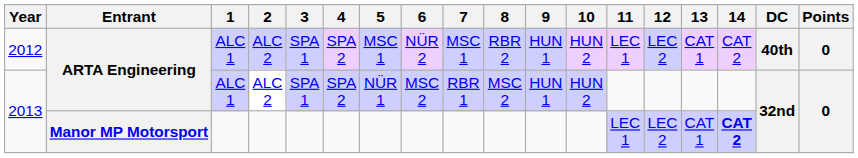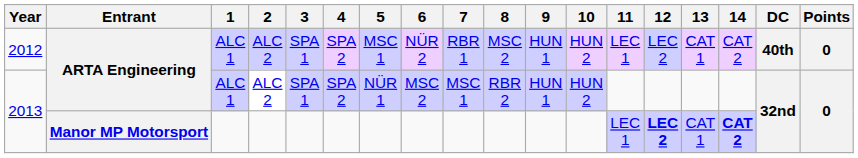(463, 49) MSC 1 -> (463, 49) RBR 1
(505, 49) RBR 2 -> (505, 49) MSC 2
(463, 90) RBR 1 -> (463, 90) MSC 1
(505, 90) MSC 2 -> (505, 90) RBR 2
(662, 131) normal -> (663, 131) bold
